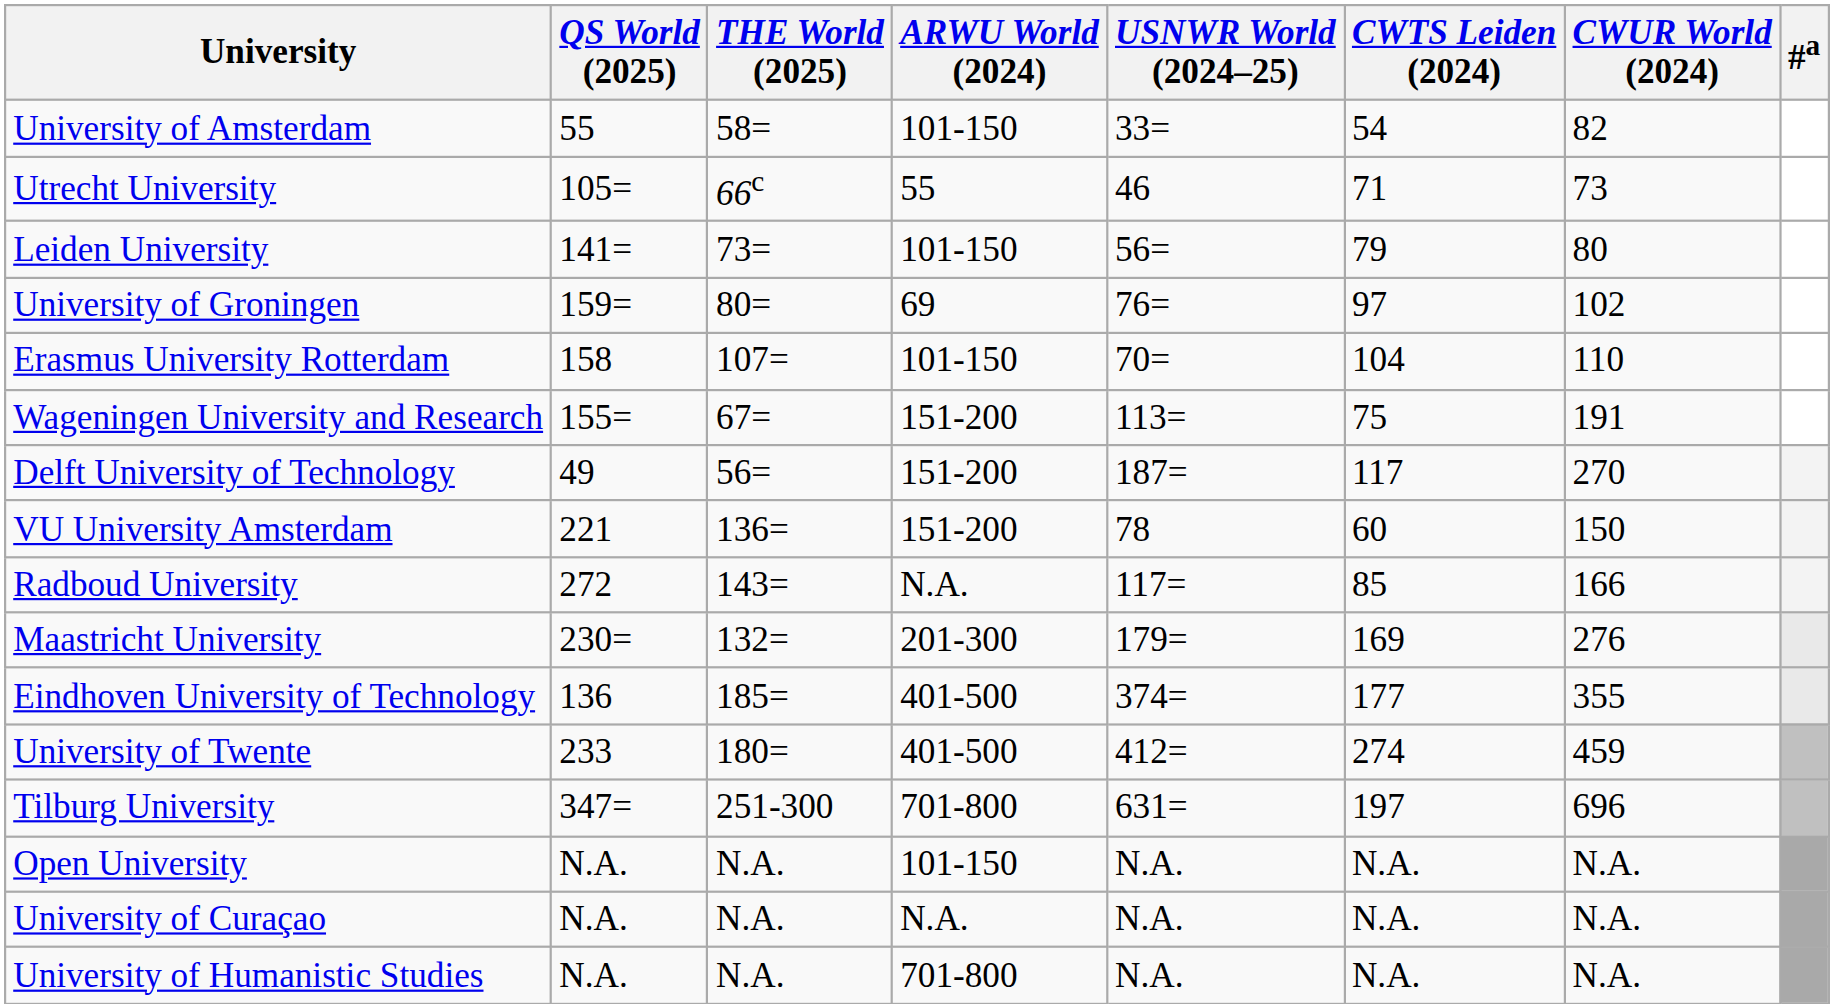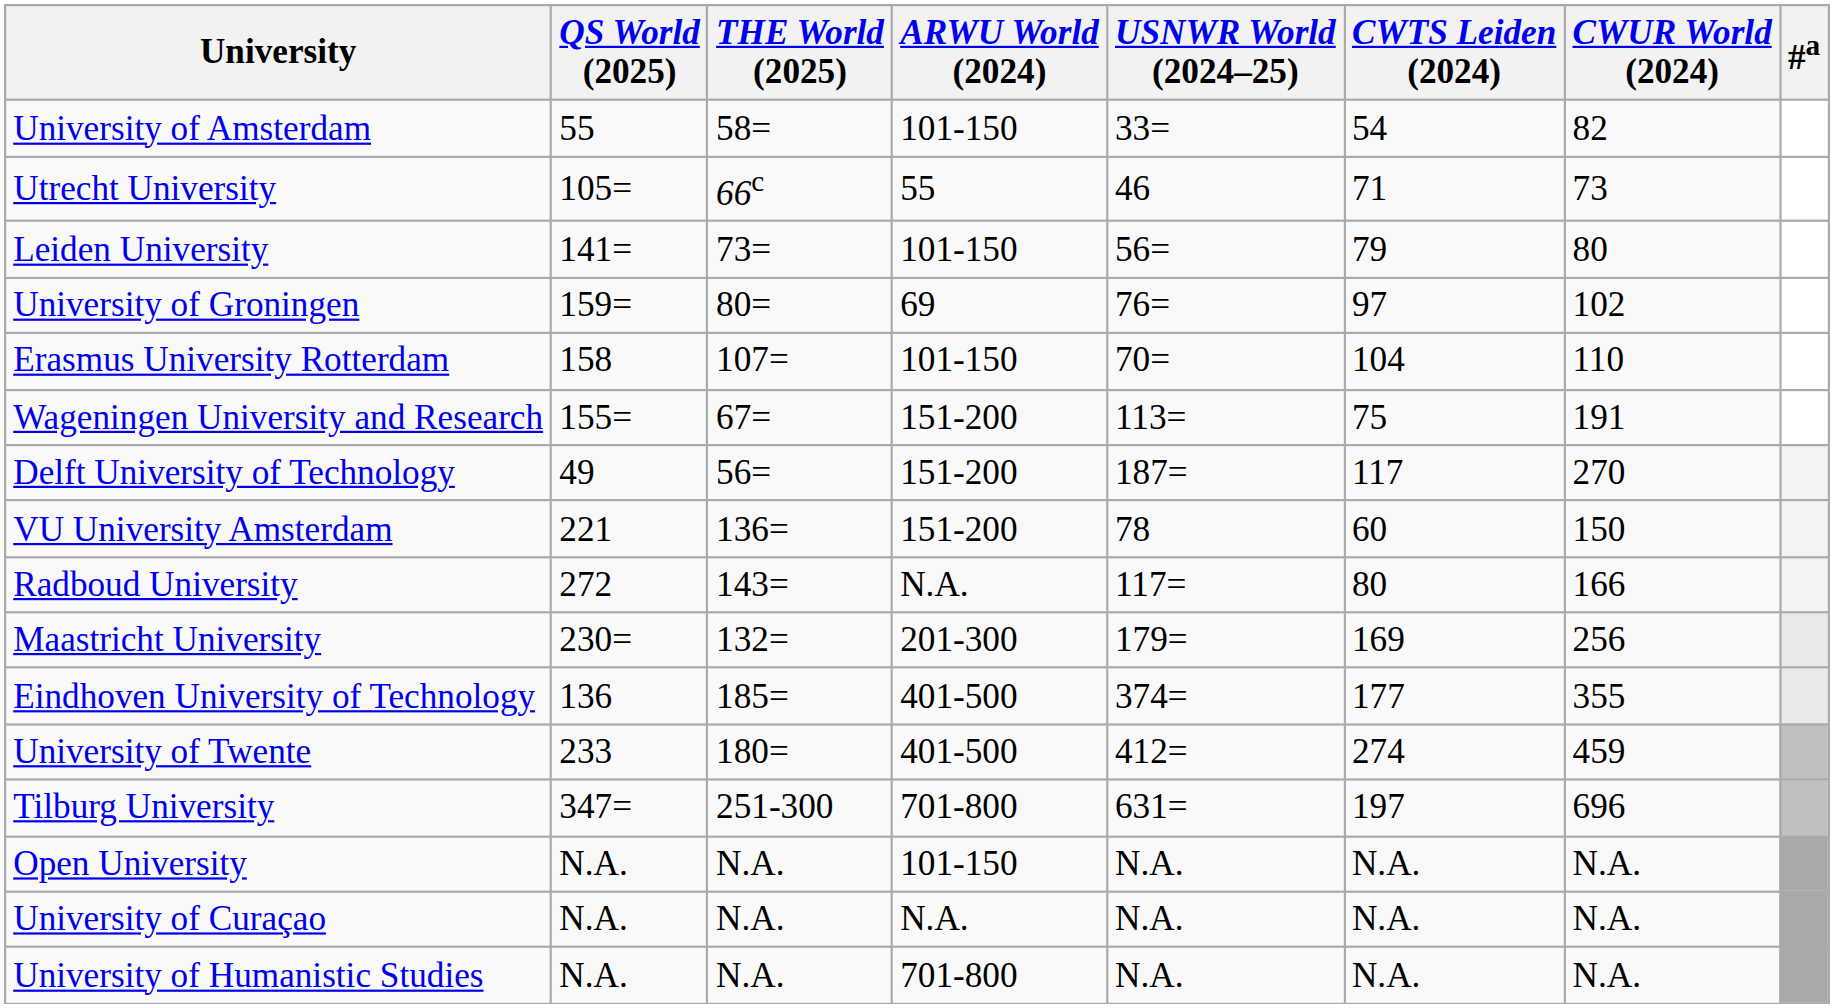(1370, 583) 85 -> (1370, 583) 80
(1599, 639) 276 -> (1599, 639) 256
